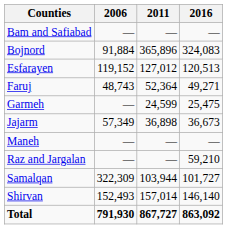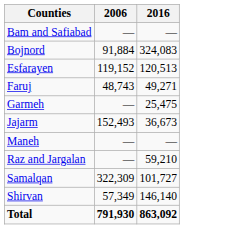- column: (158, 13)
(118, 123) 57,349 -> (115, 123) 152,493
(115, 196) 152,493 -> (118, 196) 57,349
